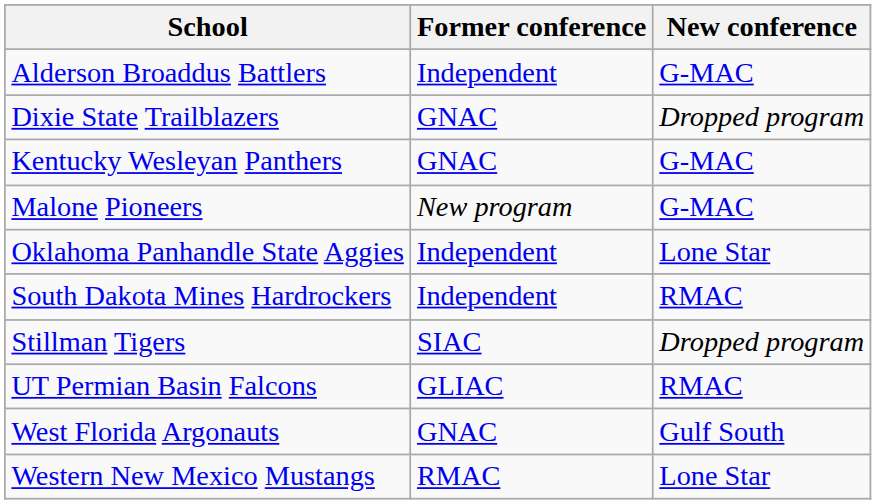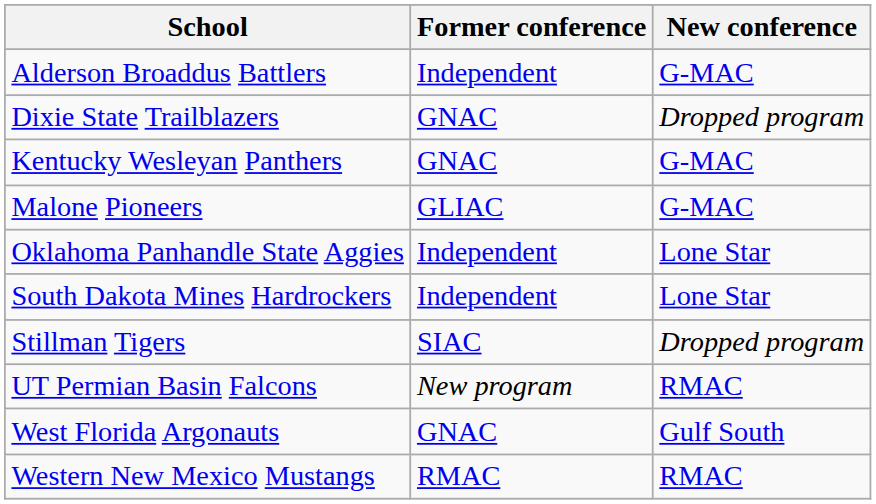(495, 206) New program -> (460, 206) GLIAC
(701, 296) RMAC -> (715, 296) Lone Star
(460, 386) GLIAC -> (495, 386) New program
(715, 476) Lone Star -> (701, 476) RMAC
